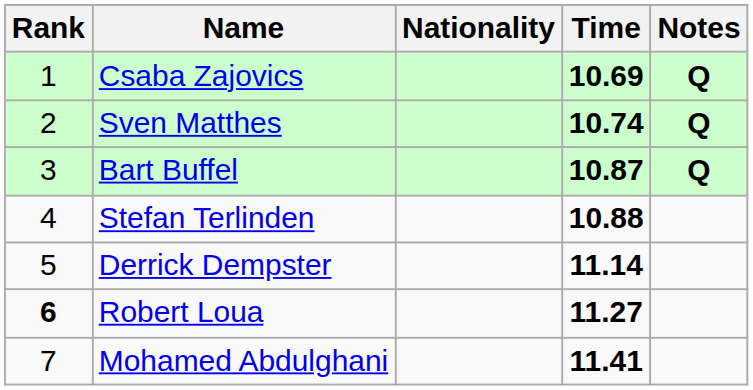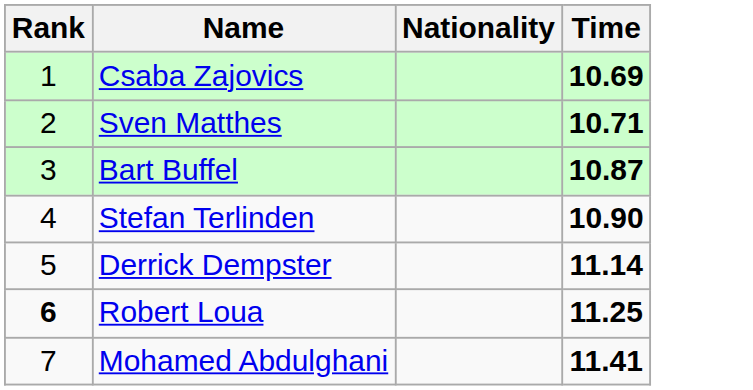- column: (699, 28)
(606, 123) 10.74 -> (606, 123) 10.71
(606, 218) 10.88 -> (606, 218) 10.90
(606, 312) 11.27 -> (606, 312) 11.25
